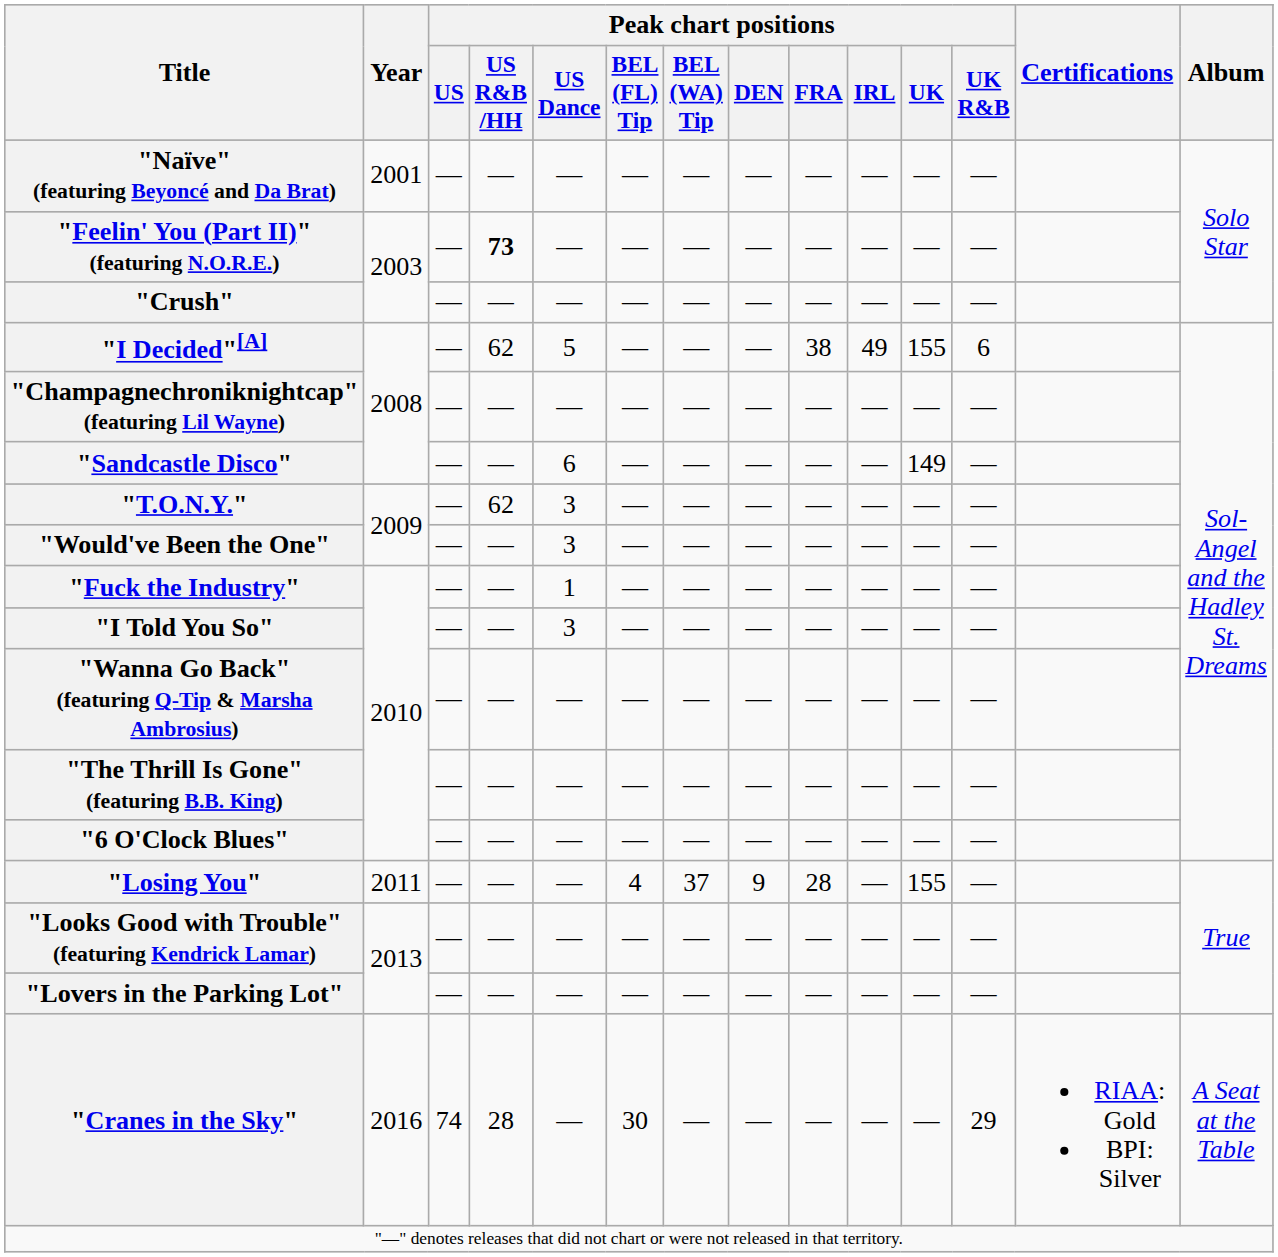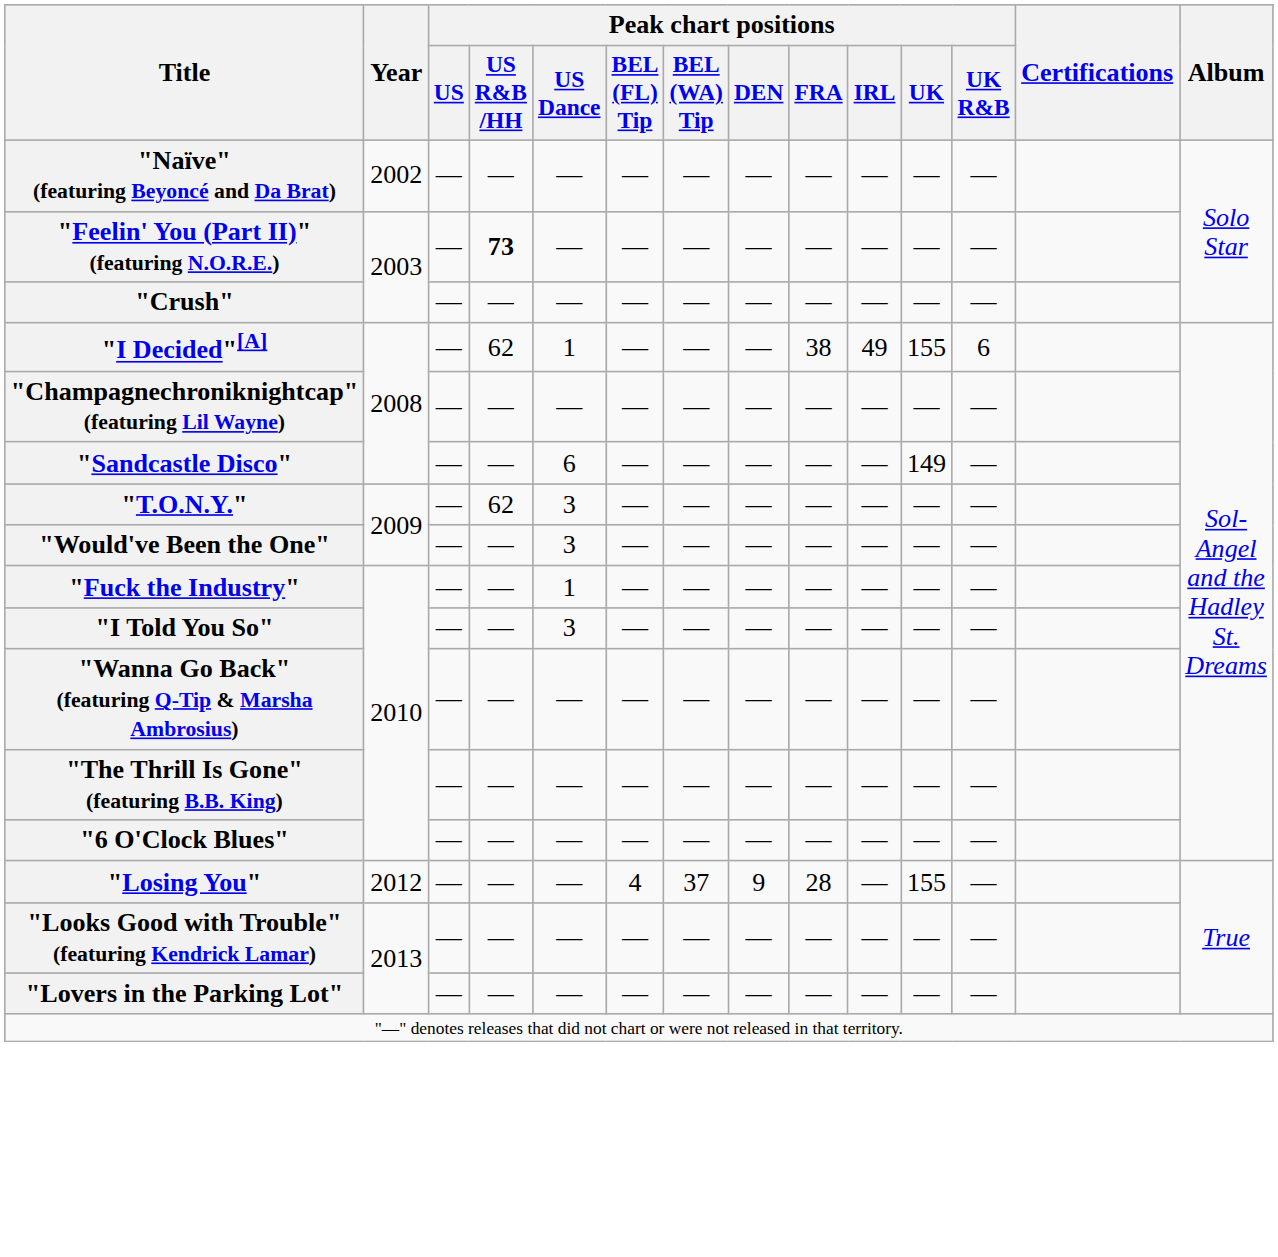(396, 175) 2001 -> (396, 175) 2002
(569, 346) 5 -> (569, 346) 1
(396, 881) 2011 -> (396, 881) 2012
- row: (184, 1119)
